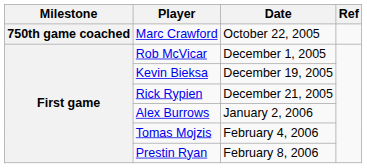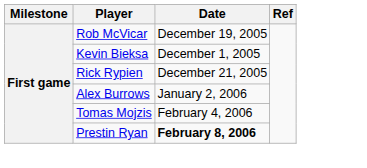- row: (177, 34)
(275, 53) December 1, 2005 -> (212, 34) December 19, 2005
(278, 73) December 19, 2005 -> (209, 53) December 1, 2005
(271, 152) normal -> (207, 133) bold
